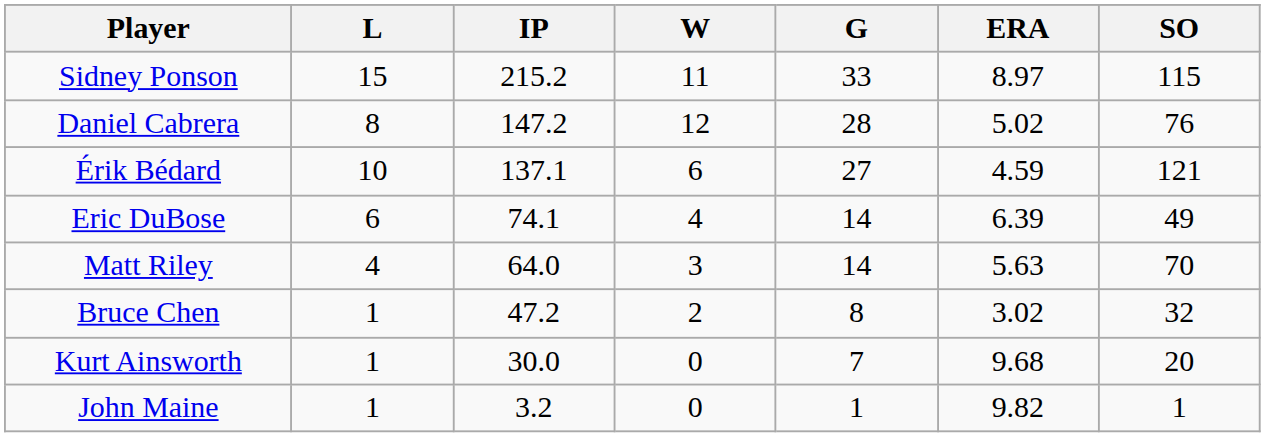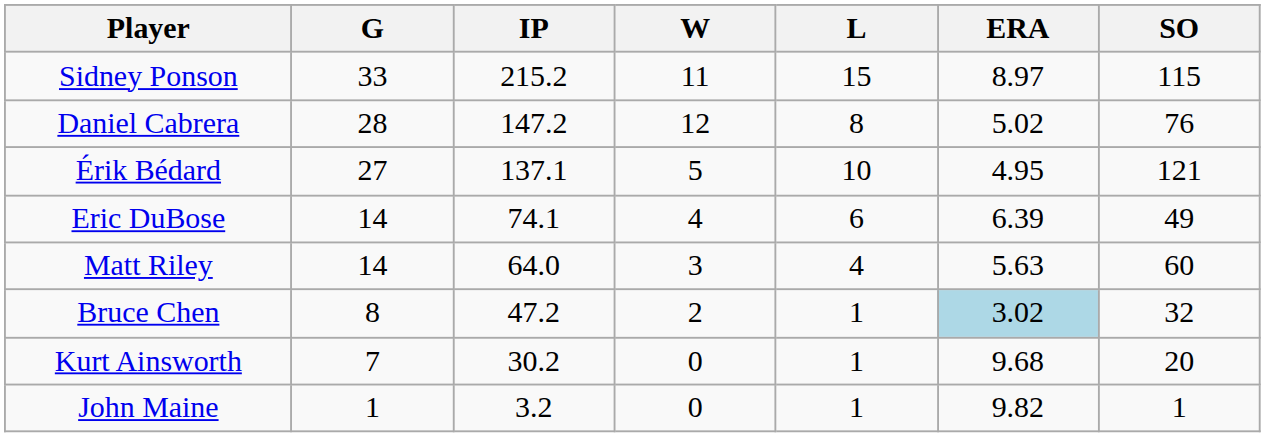columns swapped: (856, 28) <-> (372, 28)
(695, 170) 6 -> (695, 170) 5
(1018, 170) 4.59 -> (1018, 170) 4.95
(1179, 265) 70 -> (1179, 265) 60
(1018, 312) no background -> (1018, 312) lightblue background
(534, 360) 30.0 -> (534, 360) 30.2
